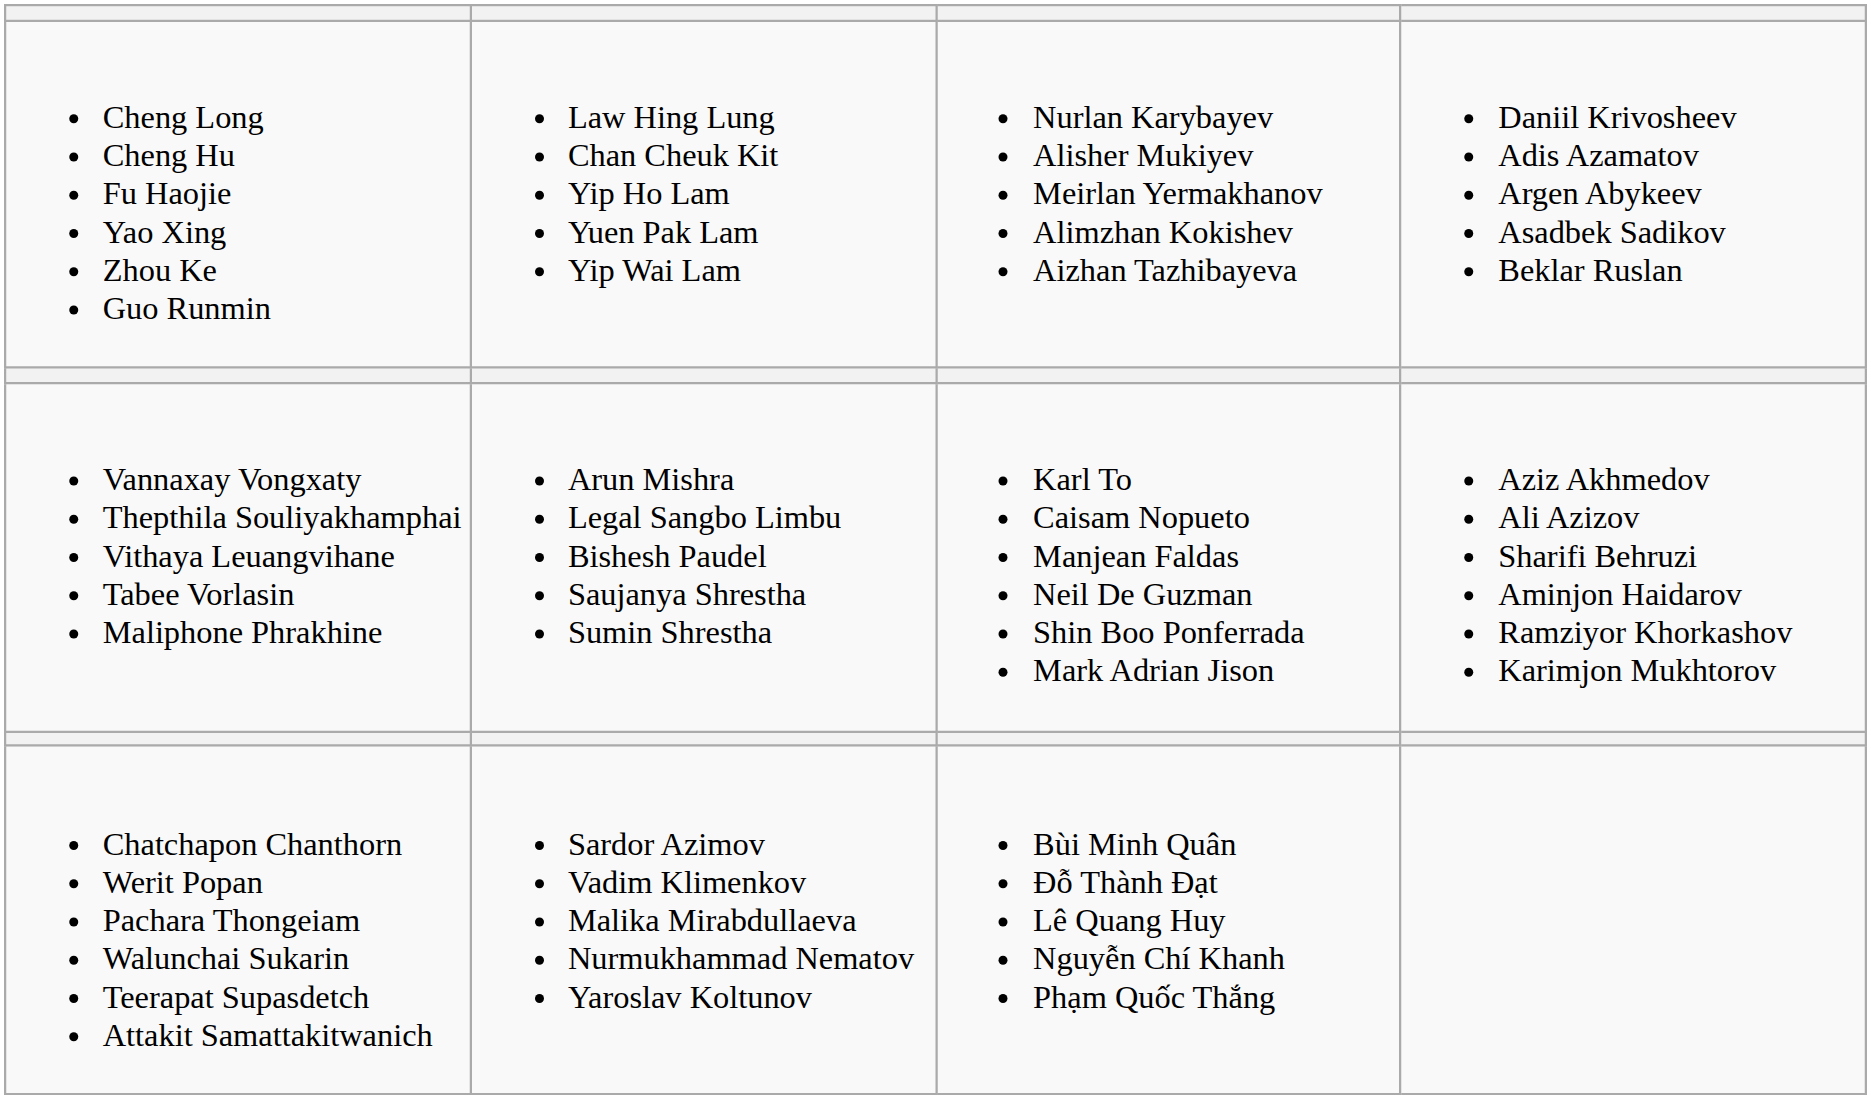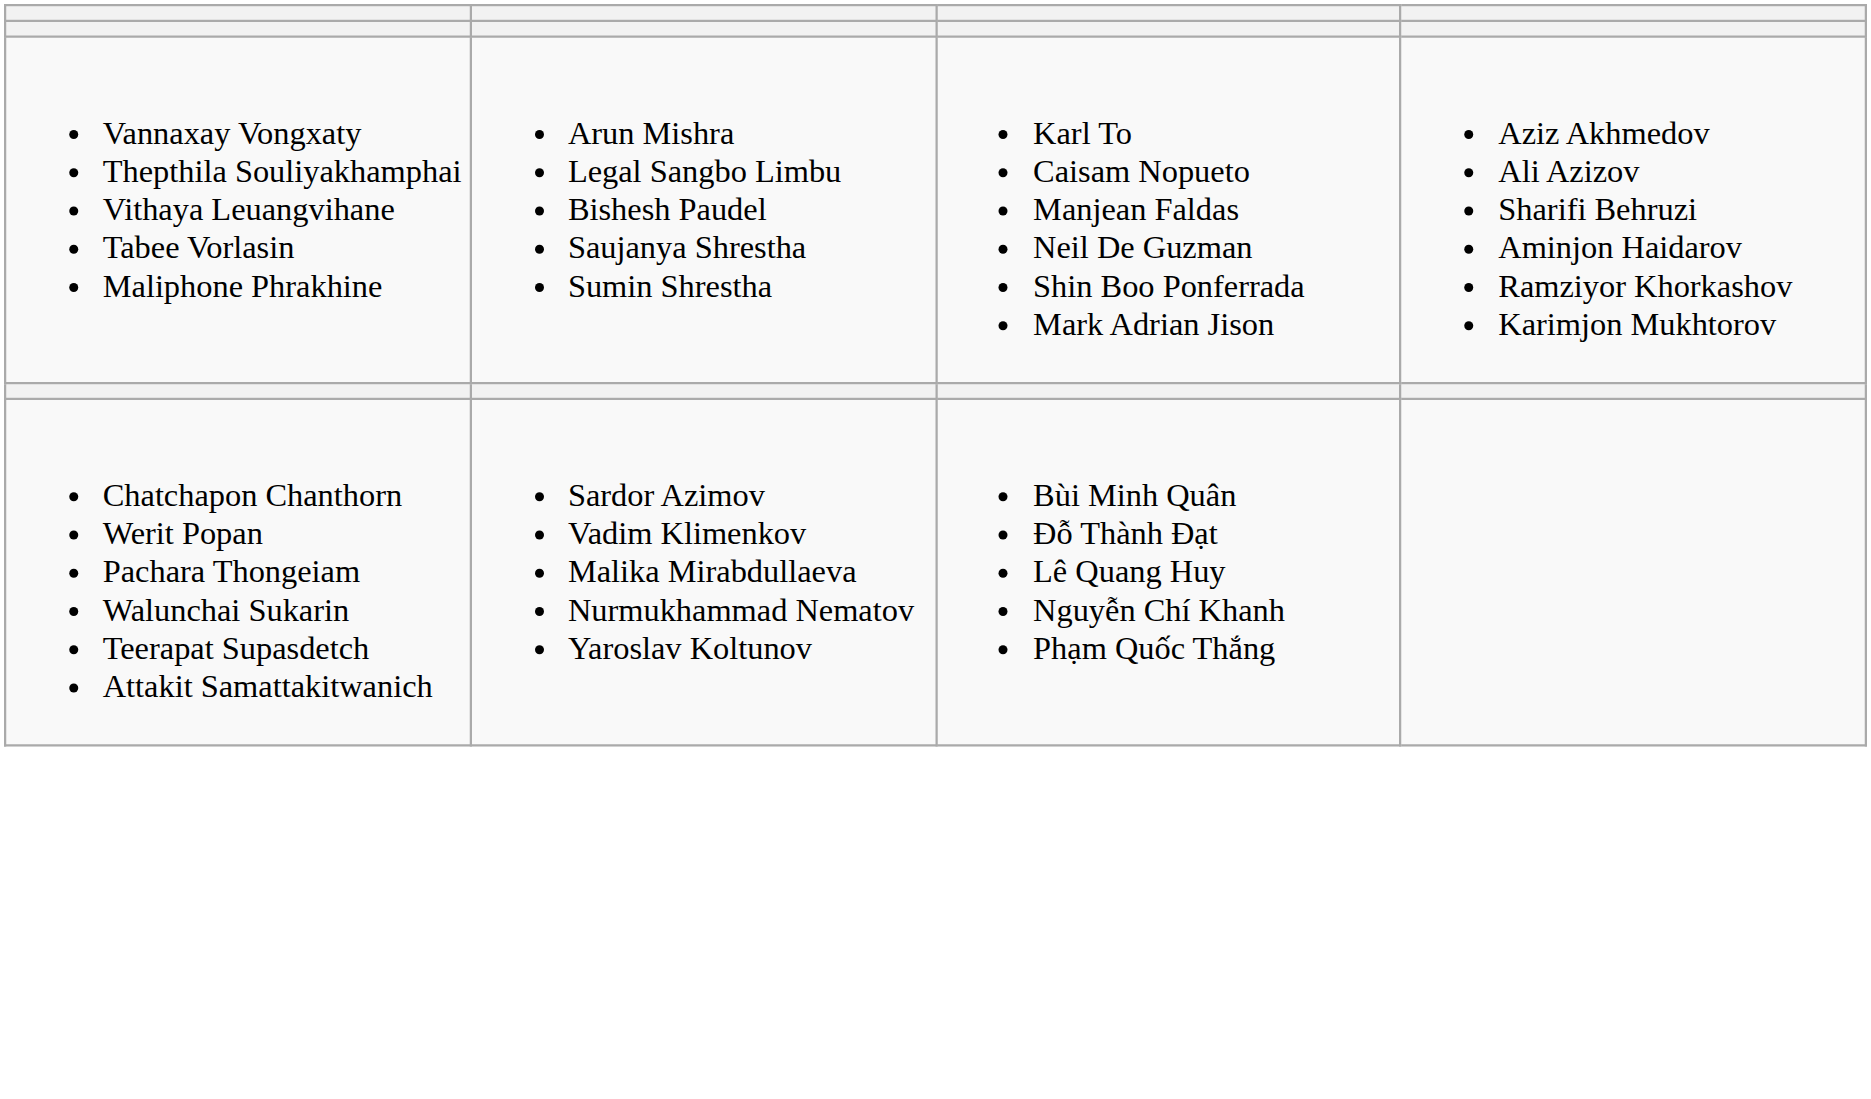- row: (238, 214)
